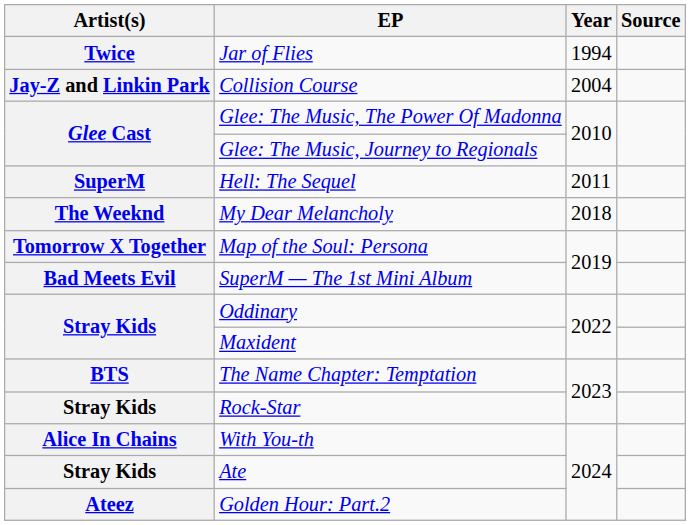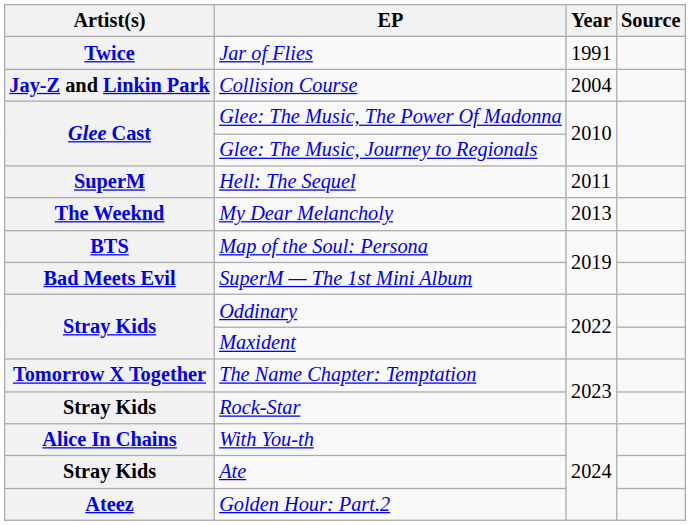(591, 52) 1994 -> (591, 52) 1991
(591, 213) 2018 -> (591, 213) 2013
(110, 246) Tomorrow X Together -> (110, 246) BTS
(110, 375) BTS -> (110, 375) Tomorrow X Together
